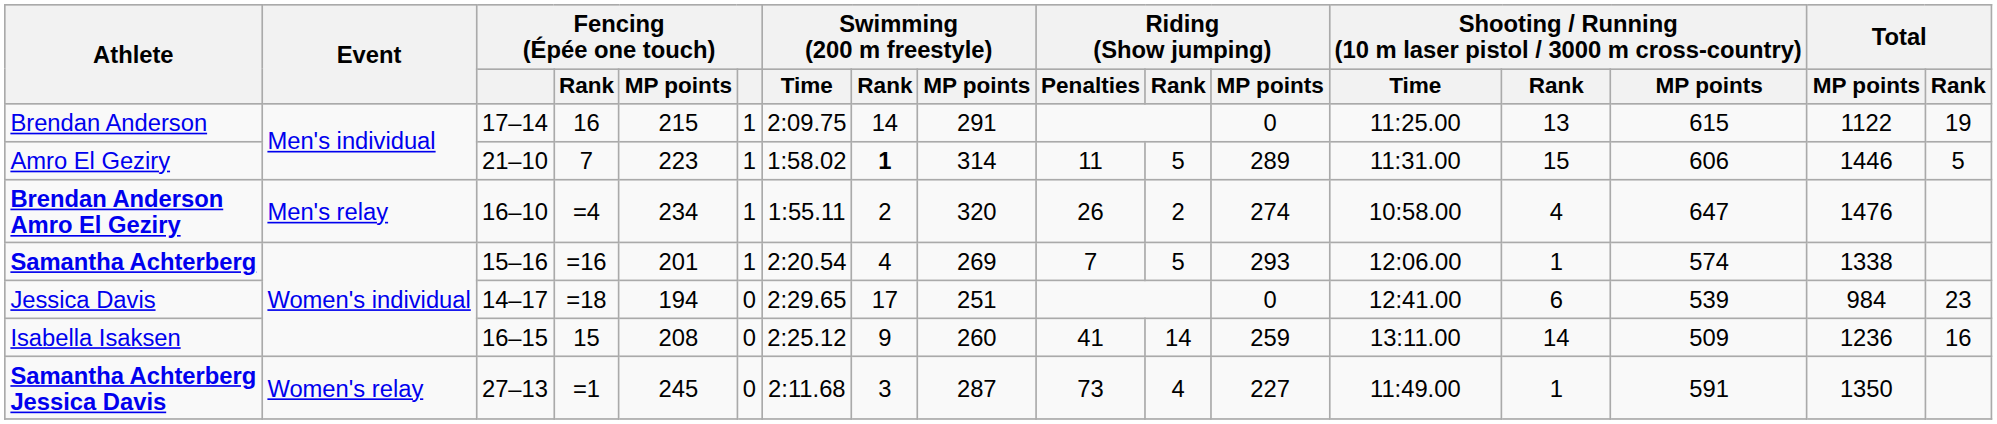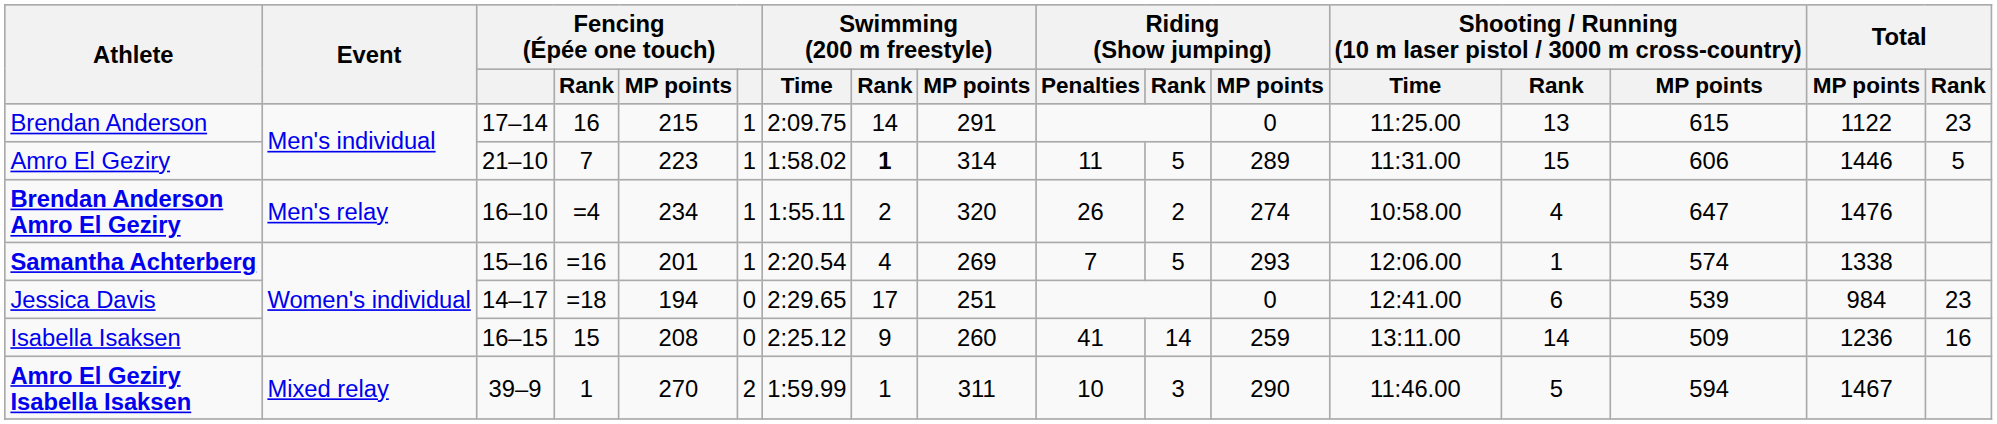(1958, 123) 19 -> (1958, 123) 23
- row: (133, 388)
+ row: (101, 388)
